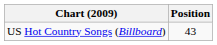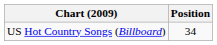(190, 31) 43 -> (190, 31) 34
